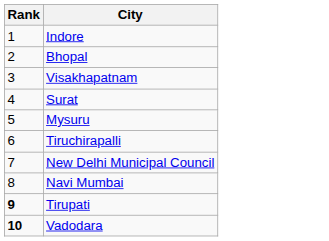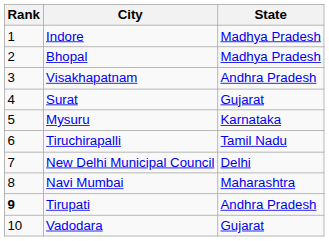+ column: (271, 15)
(15, 225) bold -> (15, 225) normal
